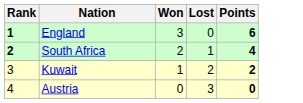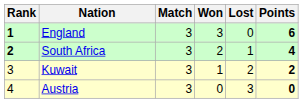+ column: (175, 13)
